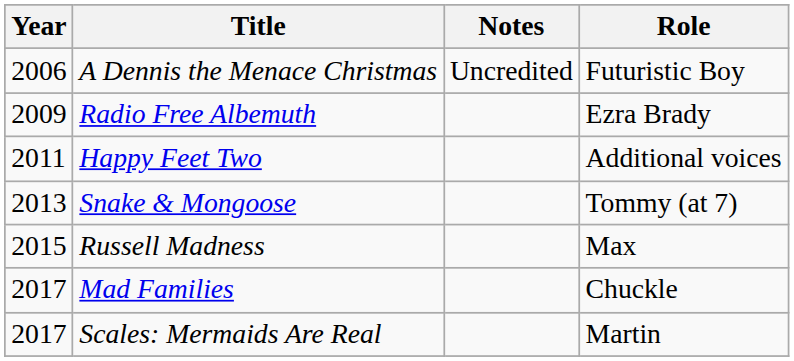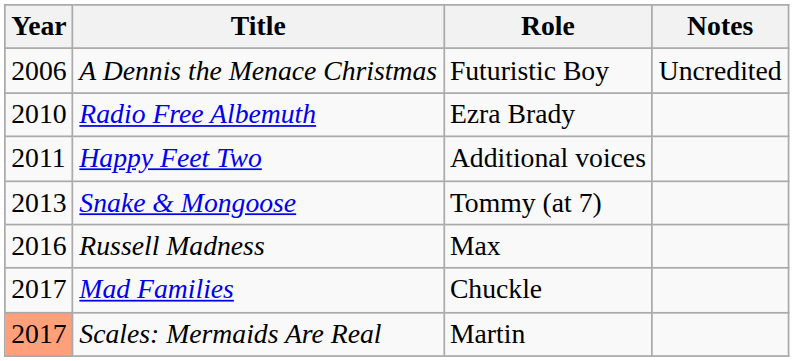columns swapped: (684, 26) <-> (511, 26)
(39, 114) 2009 -> (39, 114) 2010
(39, 245) 2015 -> (39, 245) 2016
(39, 333) no background -> (39, 333) lightsalmon background
